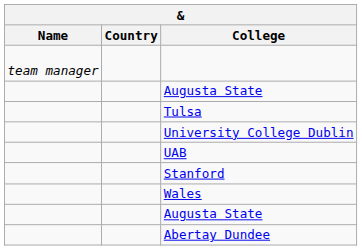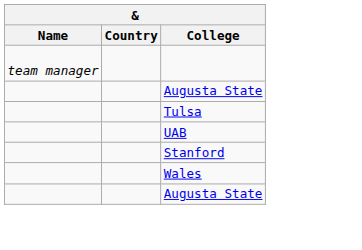- row: (53, 132)
- row: (53, 235)
